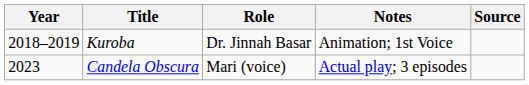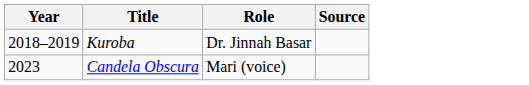- column: (393, 17)
